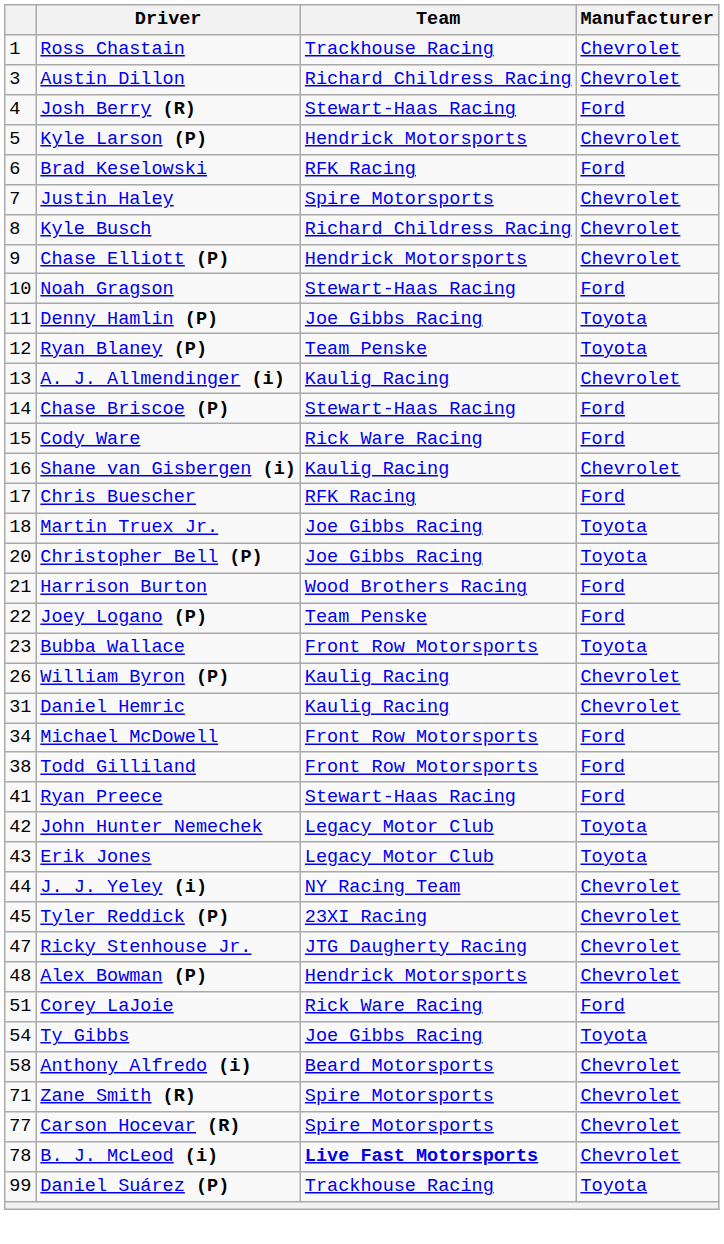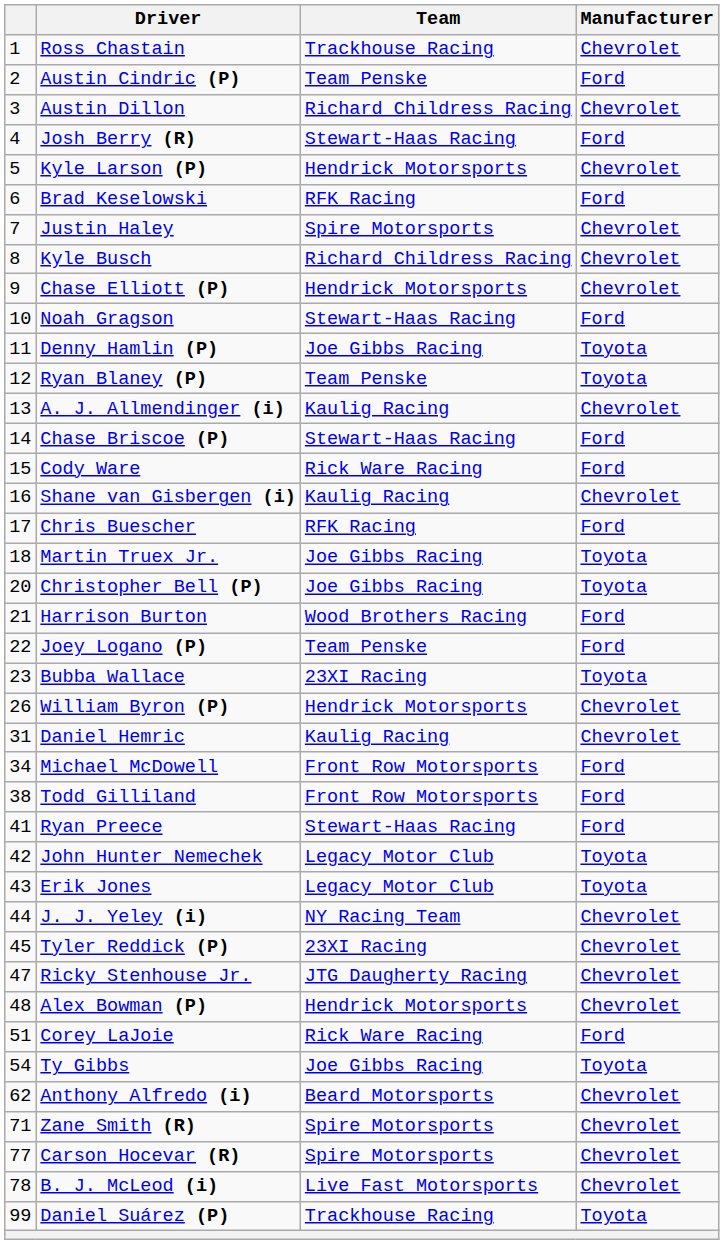+ row: (140, 80)
(422, 648) Front Row Motorsports -> (366, 678) 23XI Racing
(377, 678) Kaulig Racing -> (416, 708) Hendrick Motorsports
(20, 1067) 58 -> (20, 1097) 62
(422, 1156) bold -> (422, 1186) normal
